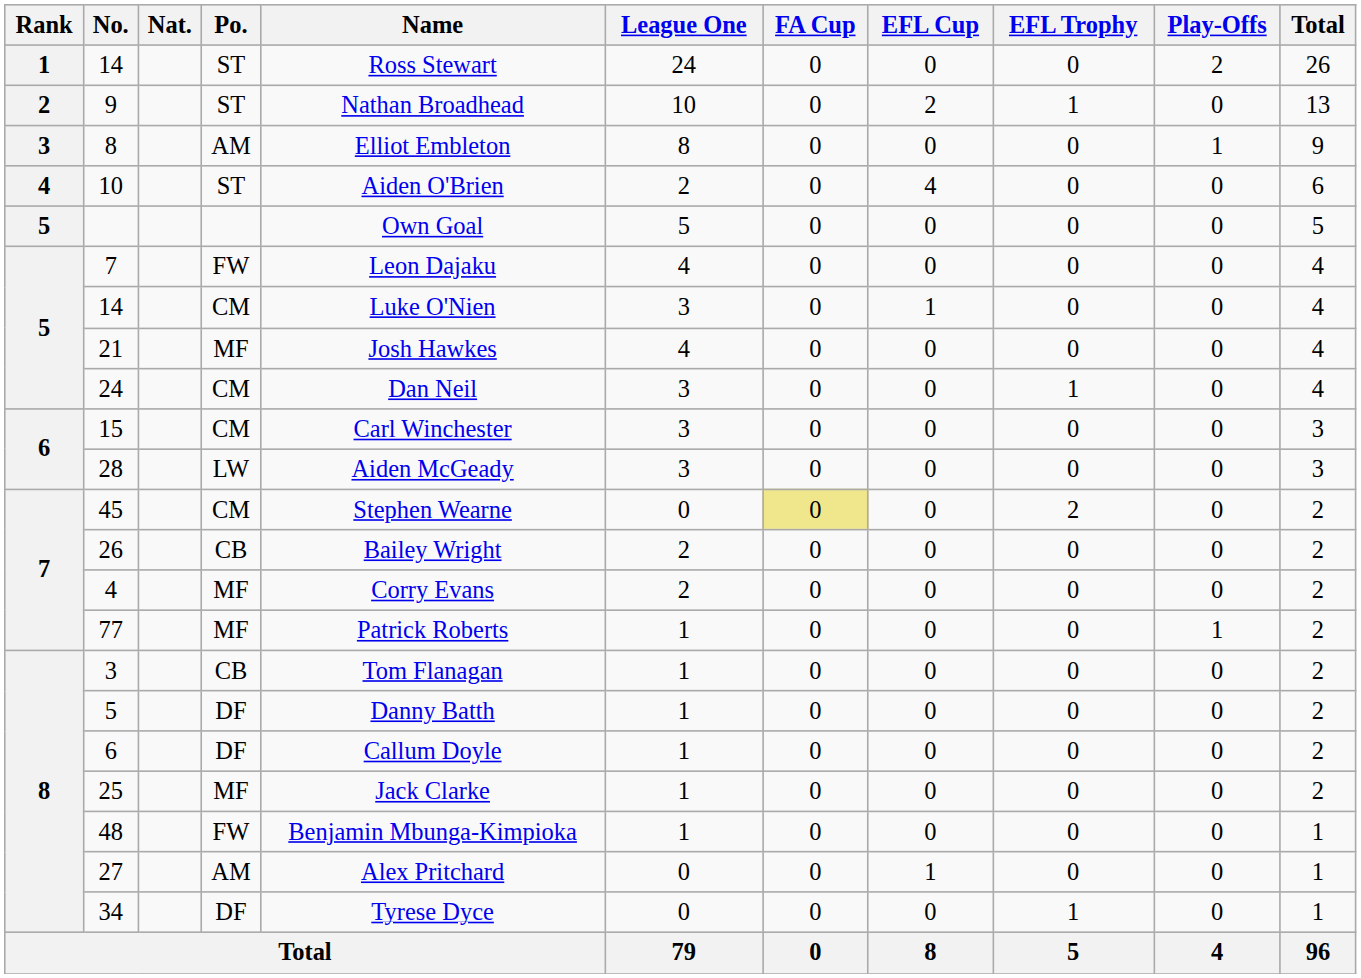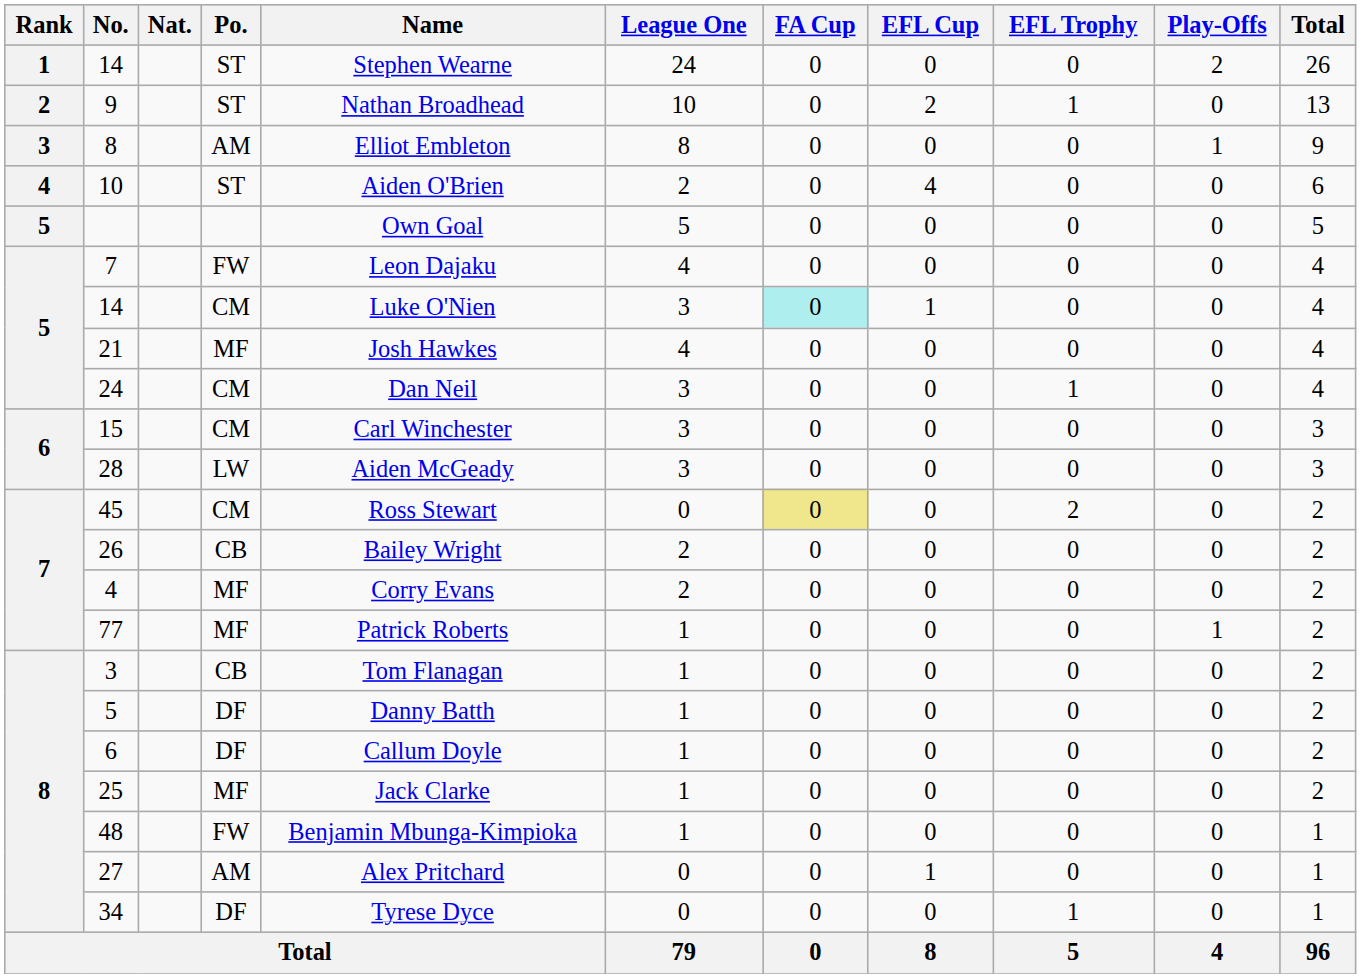(433, 65) Ross Stewart -> (433, 65) Stephen Wearne
(815, 307) no background -> (815, 307) paleturquoise background
(433, 509) Stephen Wearne -> (433, 509) Ross Stewart
